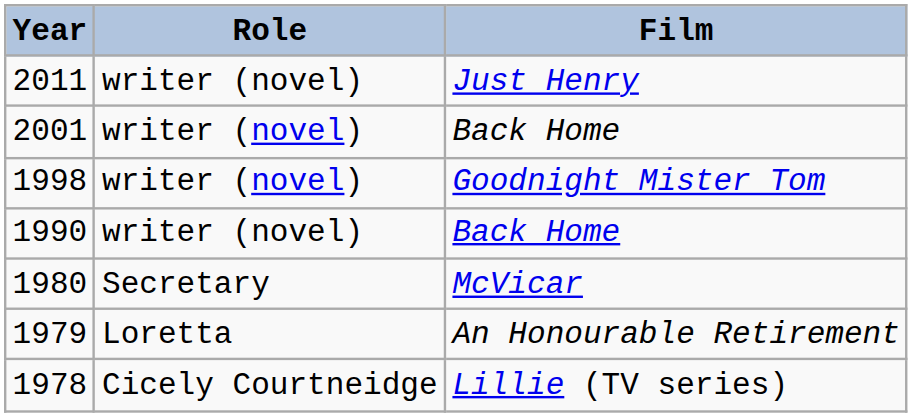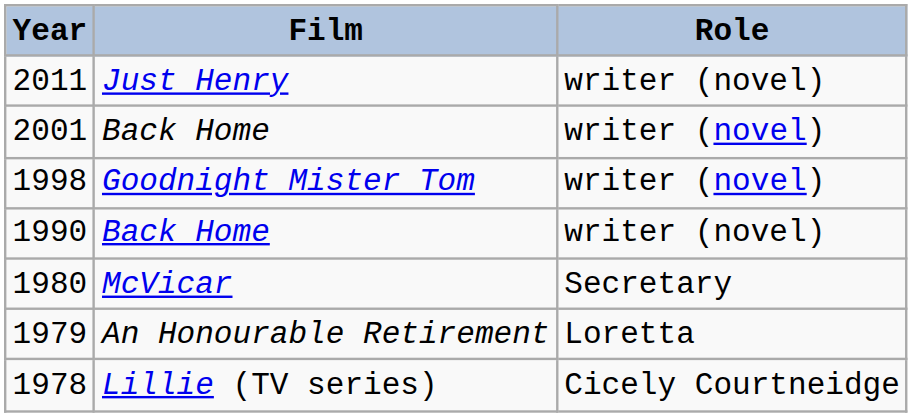columns swapped: (676, 31) <-> (270, 31)
